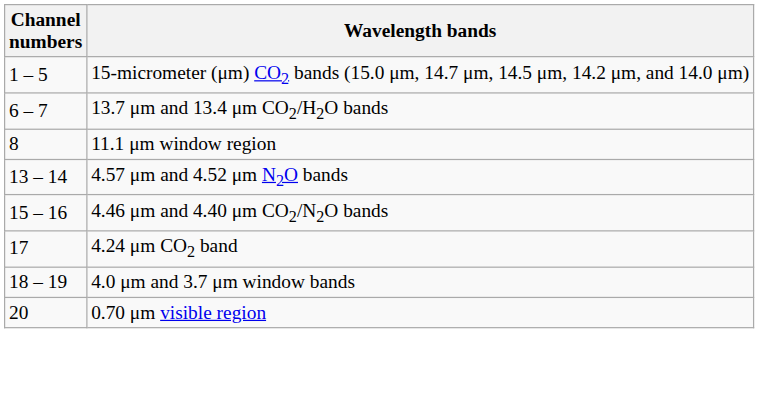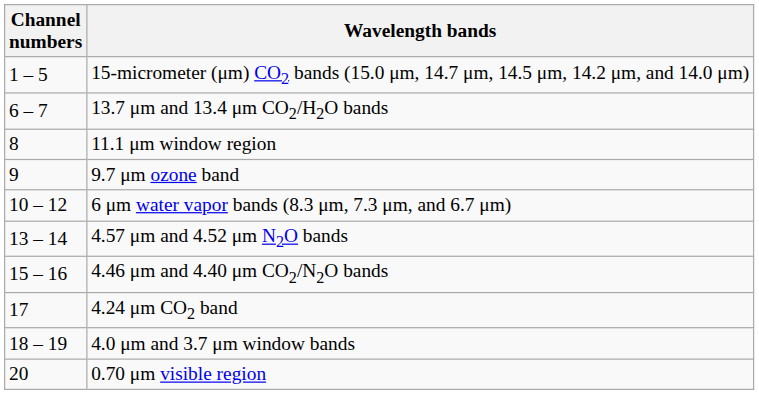+ row: (165, 174)
+ row: (301, 205)
